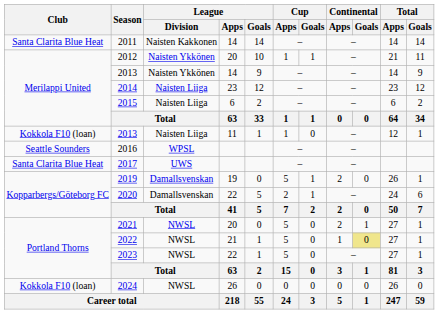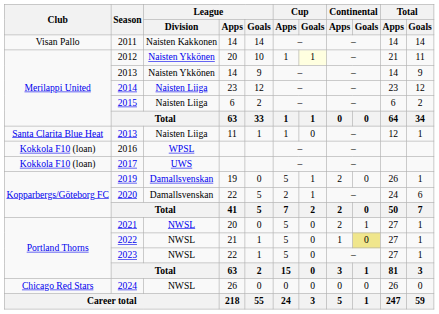(58, 42) Santa Clarita Blue Heat -> (58, 42) Visan Pallo
(313, 57) no background -> (313, 57) lightyellow background
(58, 133) Kokkola F10 (loan) -> (58, 133) Santa Clarita Blue Heat
(58, 149) Seattle Sounders -> (58, 149) Kokkola F10 (loan)
(58, 164) Santa Clarita Blue Heat -> (58, 164) Kokkola F10 (loan)
(58, 286) Kokkola F10 (loan) -> (58, 286) Chicago Red Stars
